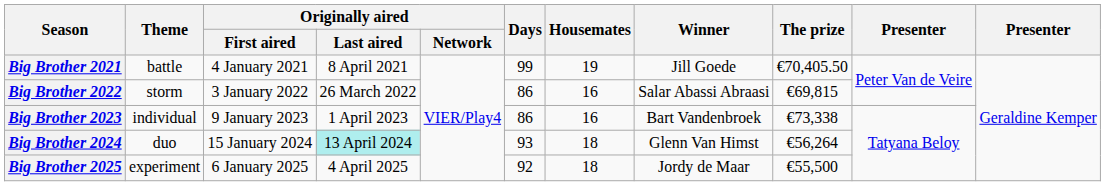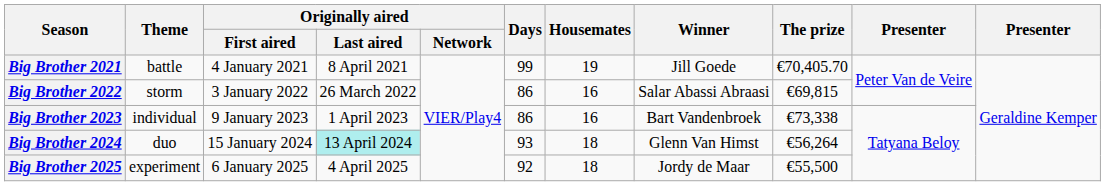(812, 67) €70,405.50 -> (812, 67) €70,405.70
